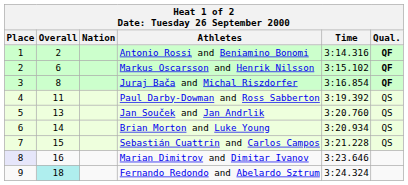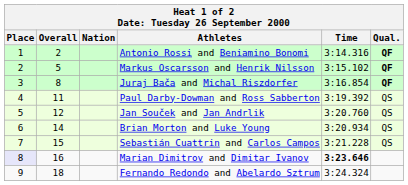(58, 68) 6 -> (58, 68) 5
(58, 113) 13 -> (58, 113) 12
(346, 158) normal -> (346, 158) bold
(58, 173) paleturquoise background -> (58, 173) no background
